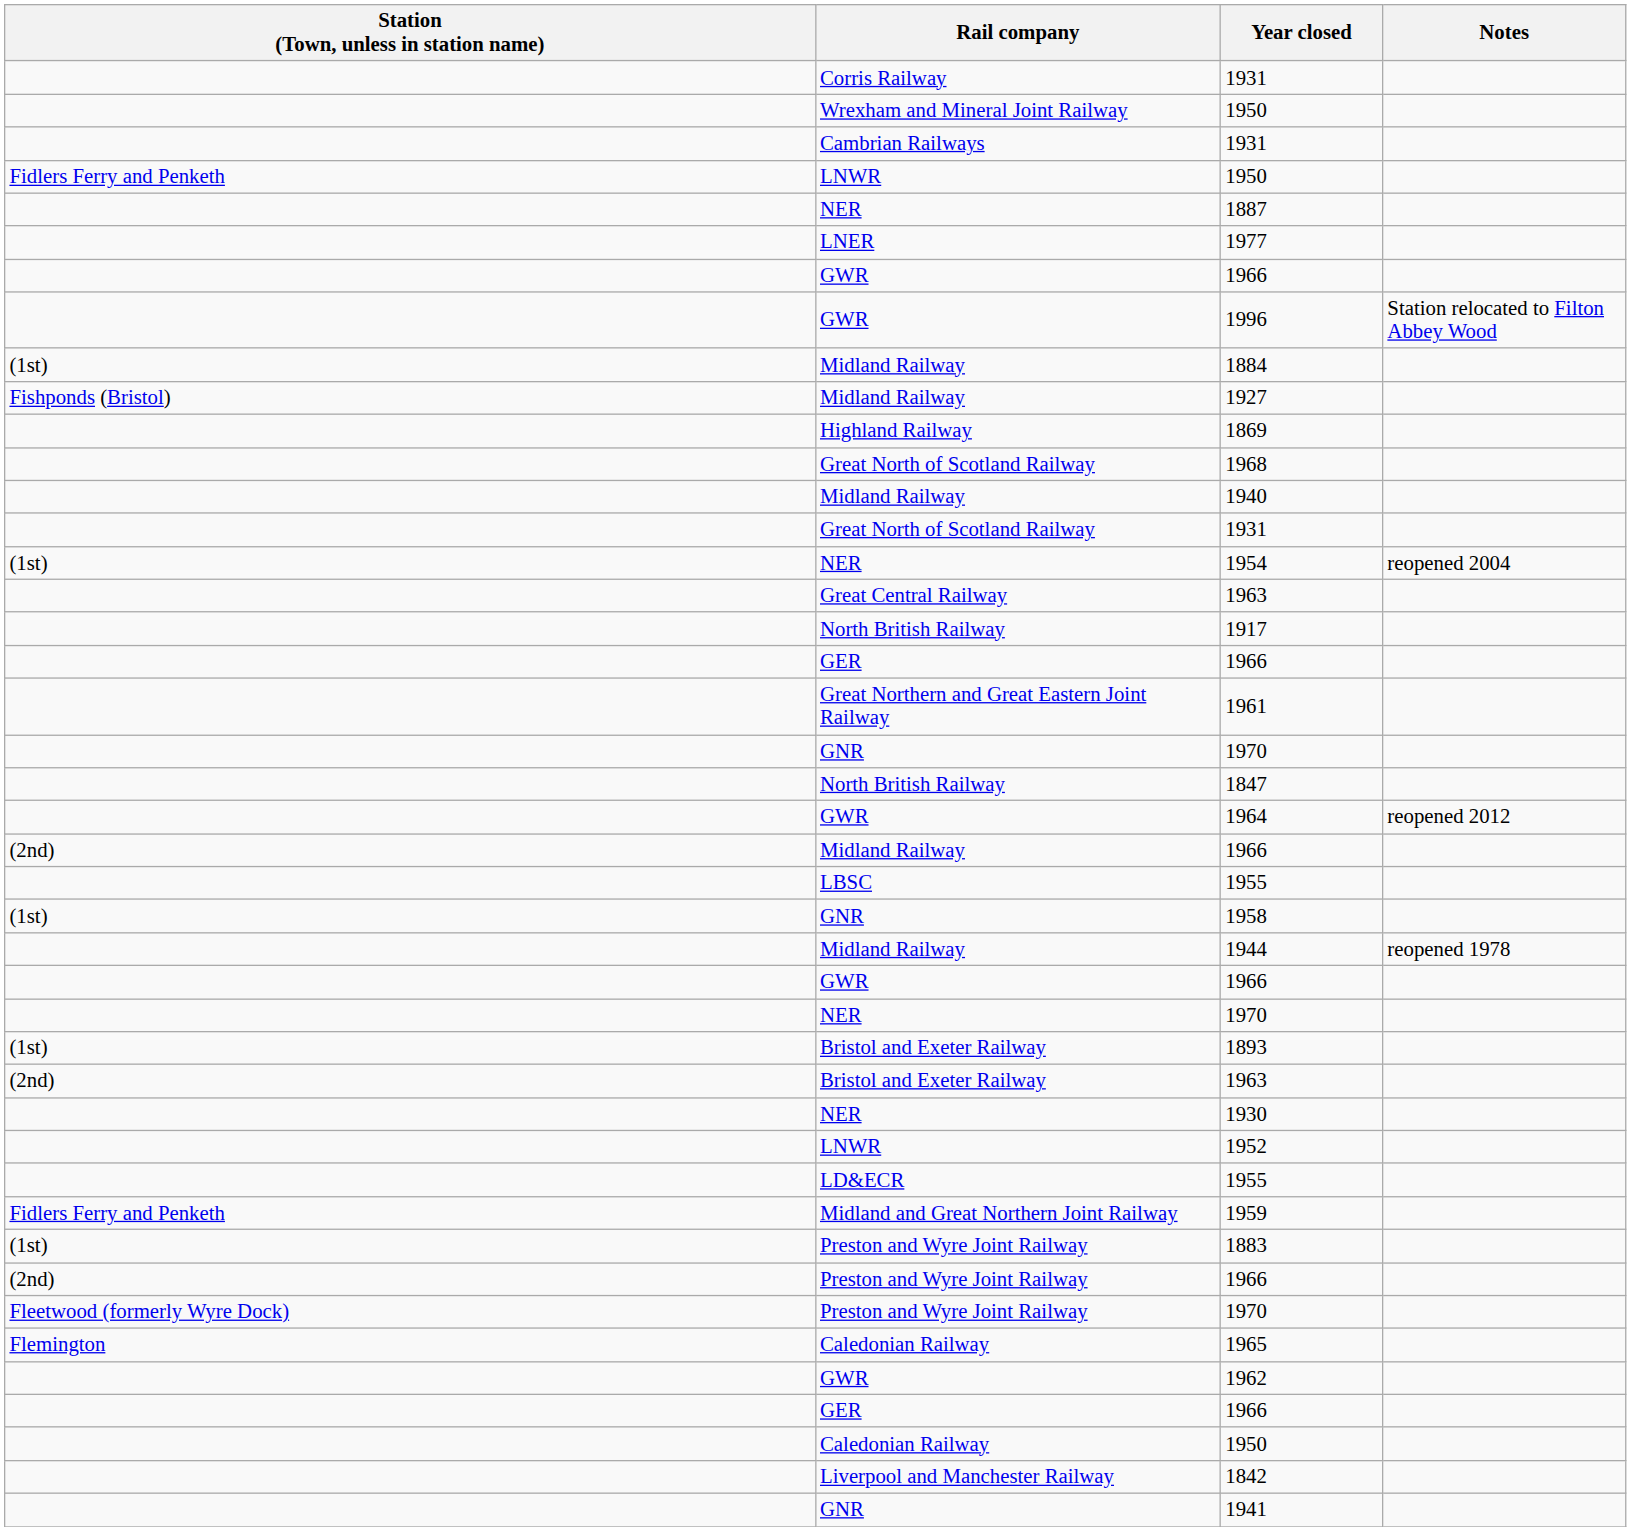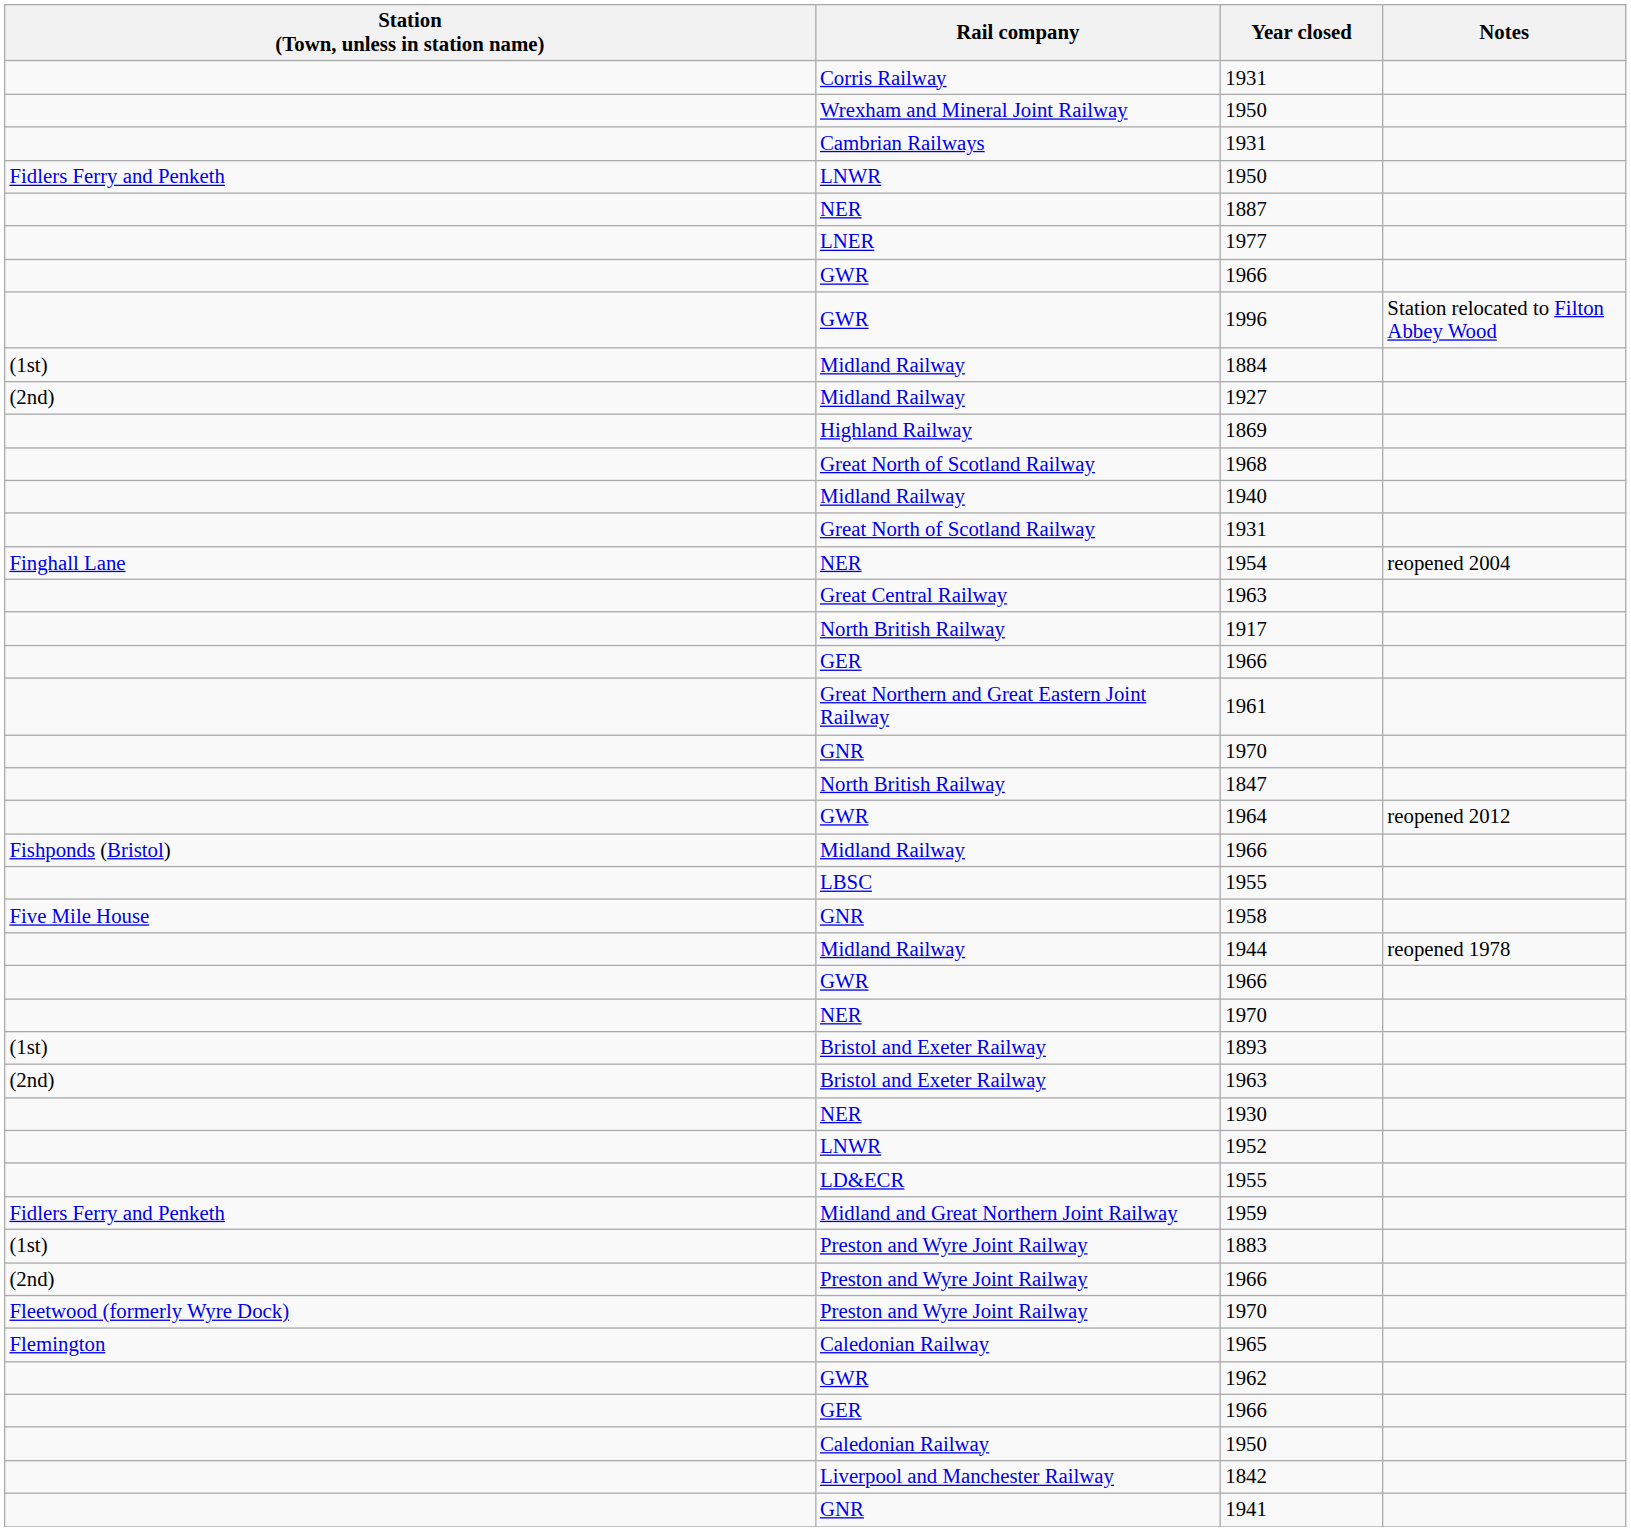(90, 397) Fishponds (Bristol) -> (32, 397) (2nd)
(29, 562) (1st) -> (67, 562) Finghall Lane
(32, 849) (2nd) -> (90, 849) Fishponds (Bristol)
(29, 915) (1st) -> (79, 915) Five Mile House
